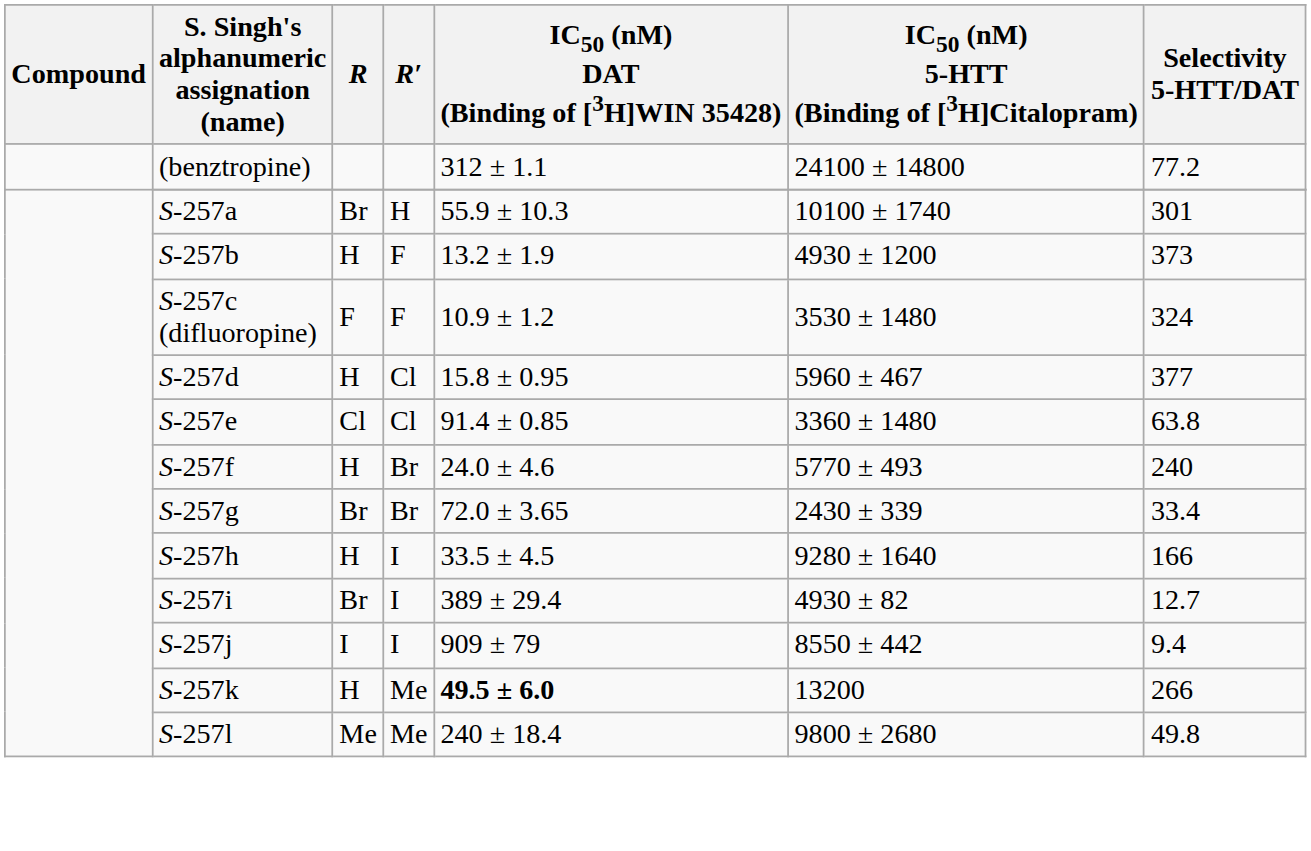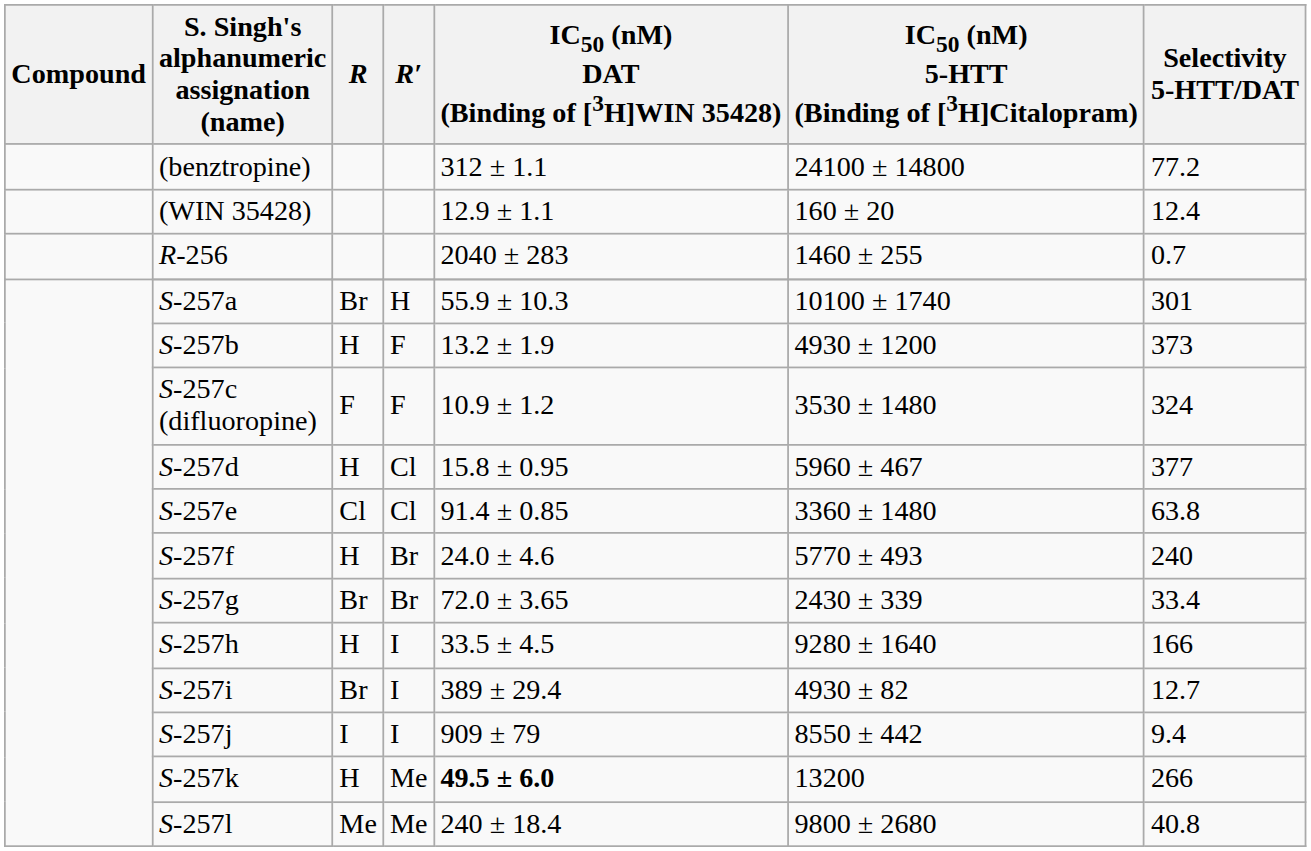+ row: (235, 211)
+ row: (193, 255)
(1176, 734) 49.8 -> (1176, 823) 40.8
